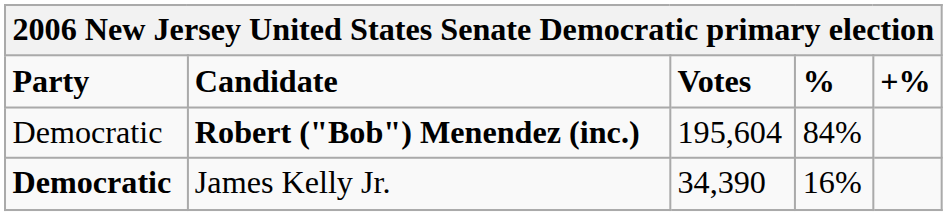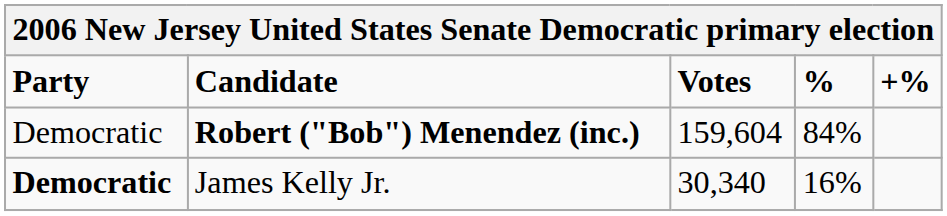(730, 132) 195,604 -> (730, 132) 159,604
(722, 183) 34,390 -> (722, 183) 30,340
